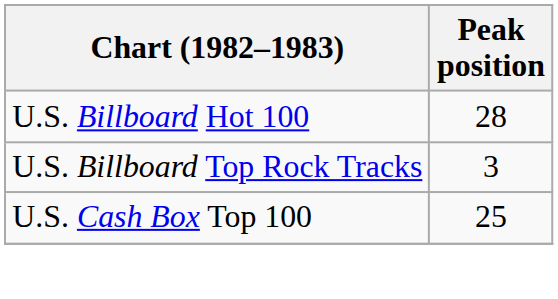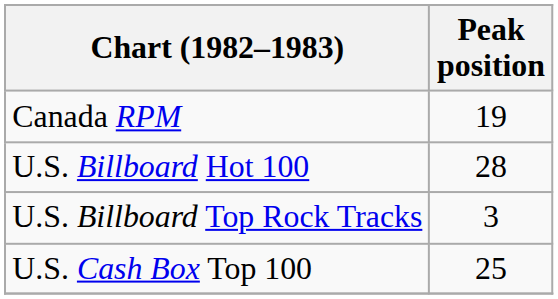+ row: (97, 116)
